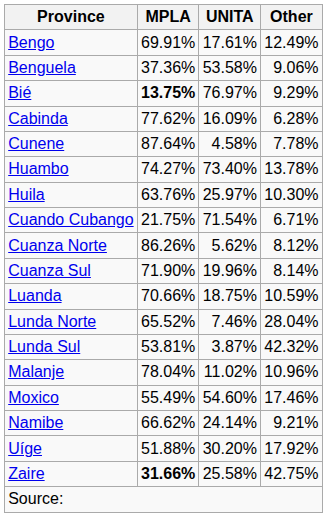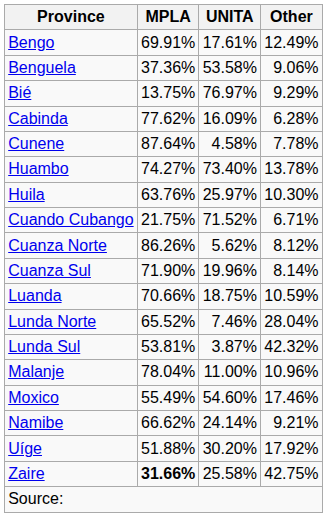(168, 93) bold -> (168, 93) normal
(230, 220) 71.54% -> (230, 220) 71.52%
(230, 372) 11.02% -> (230, 372) 11.00%
